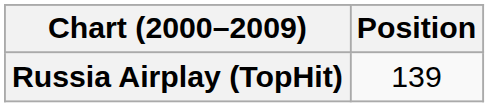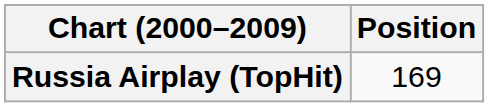(416, 76) 139 -> (416, 76) 169
